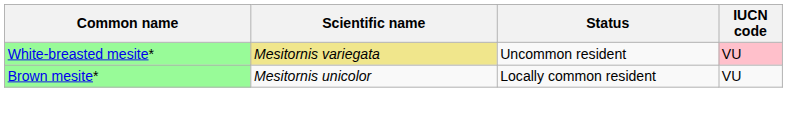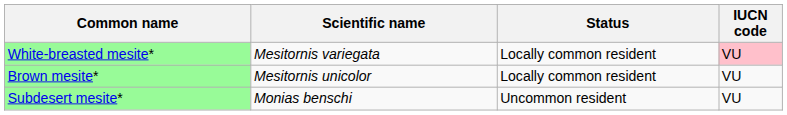(317, 53) khaki background -> (317, 53) no background
(563, 53) Uncommon resident -> (578, 53) Locally common resident
+ row: (65, 98)
